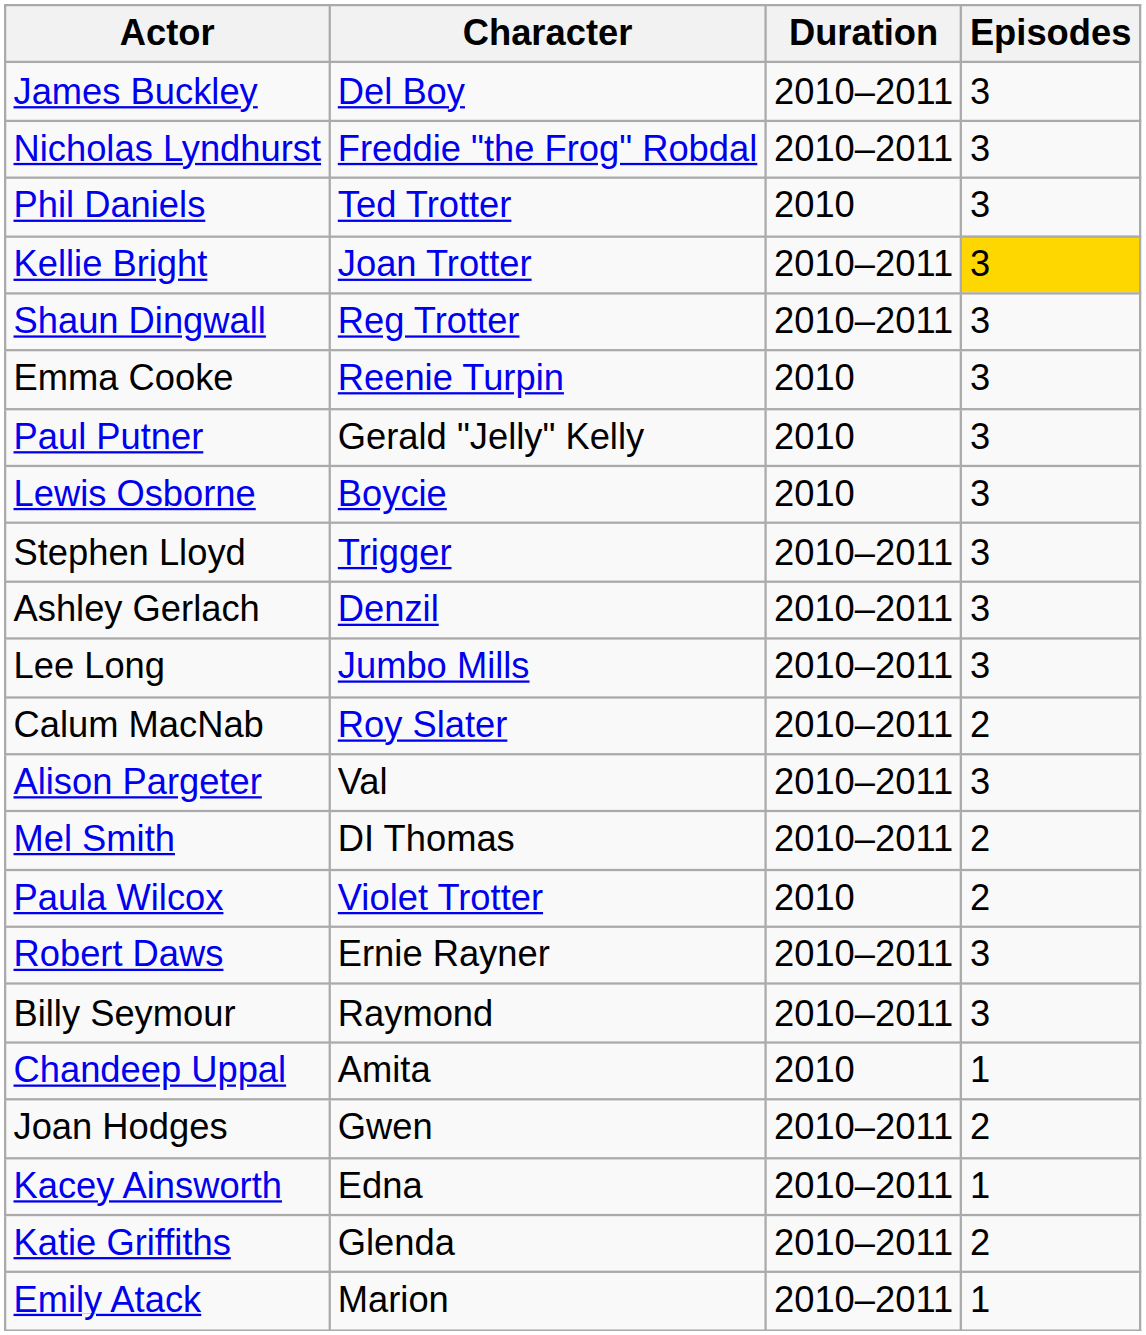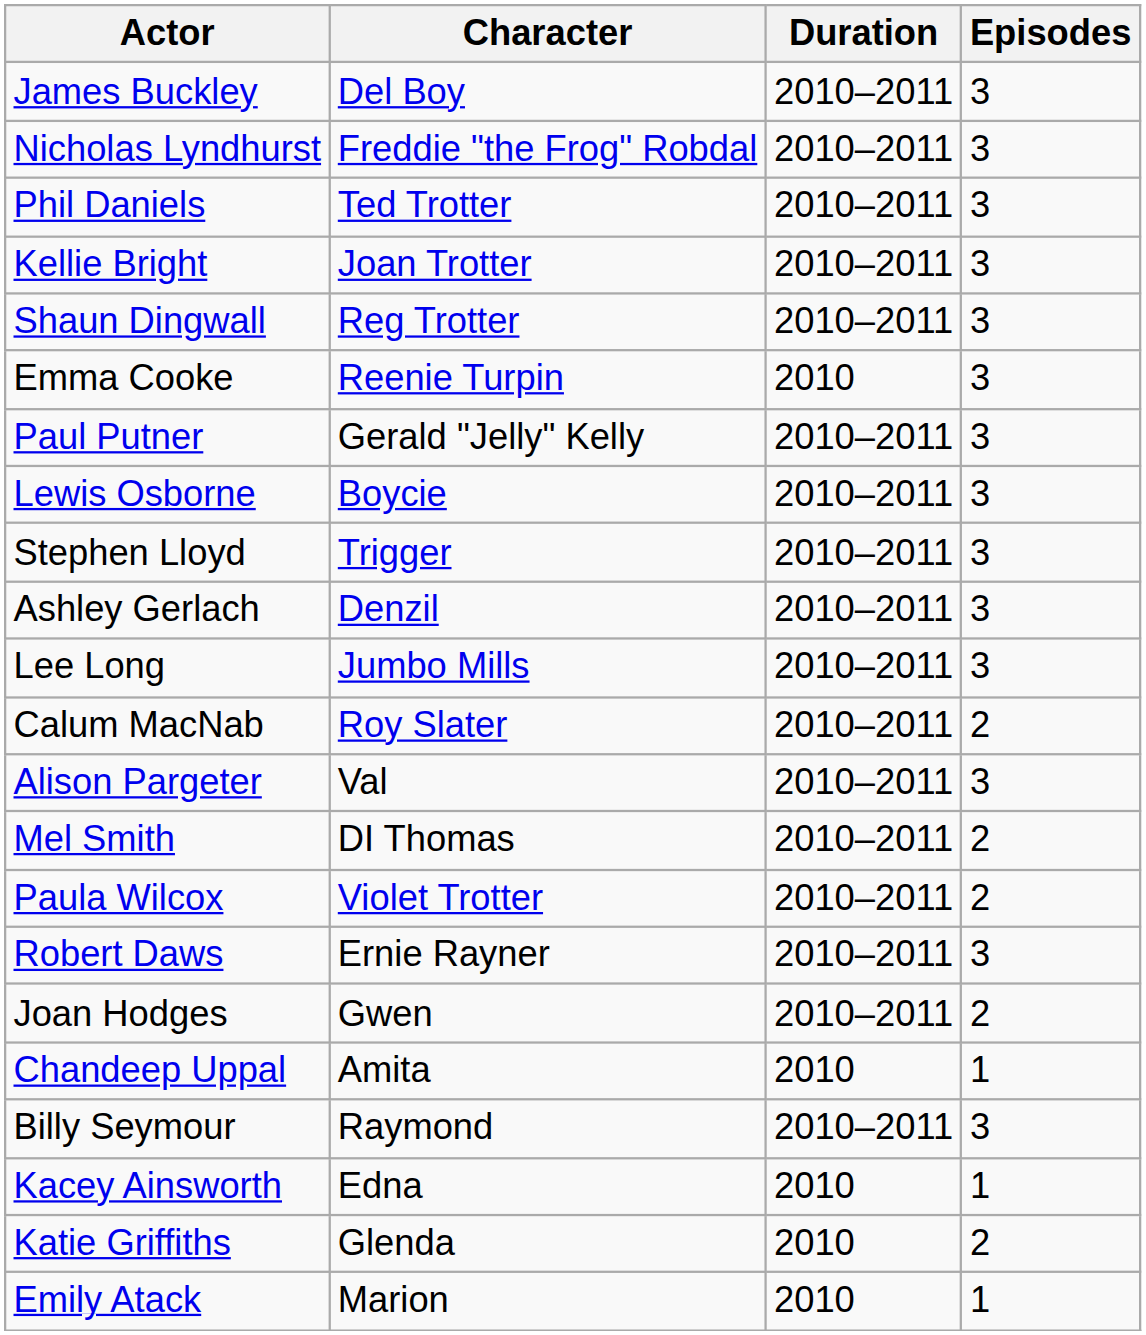(814, 206) 2010 -> (864, 206) 2010–2011
(980, 263) gold background -> (980, 263) no background
(814, 436) 2010 -> (864, 436) 2010–2011
(814, 494) 2010 -> (864, 494) 2010–2011
(814, 897) 2010 -> (864, 897) 2010–2011
rows swapped: (125, 1012) <-> (121, 1127)
(864, 1185) 2010–2011 -> (814, 1185) 2010
(864, 1242) 2010–2011 -> (814, 1242) 2010
(864, 1300) 2010–2011 -> (814, 1300) 2010
